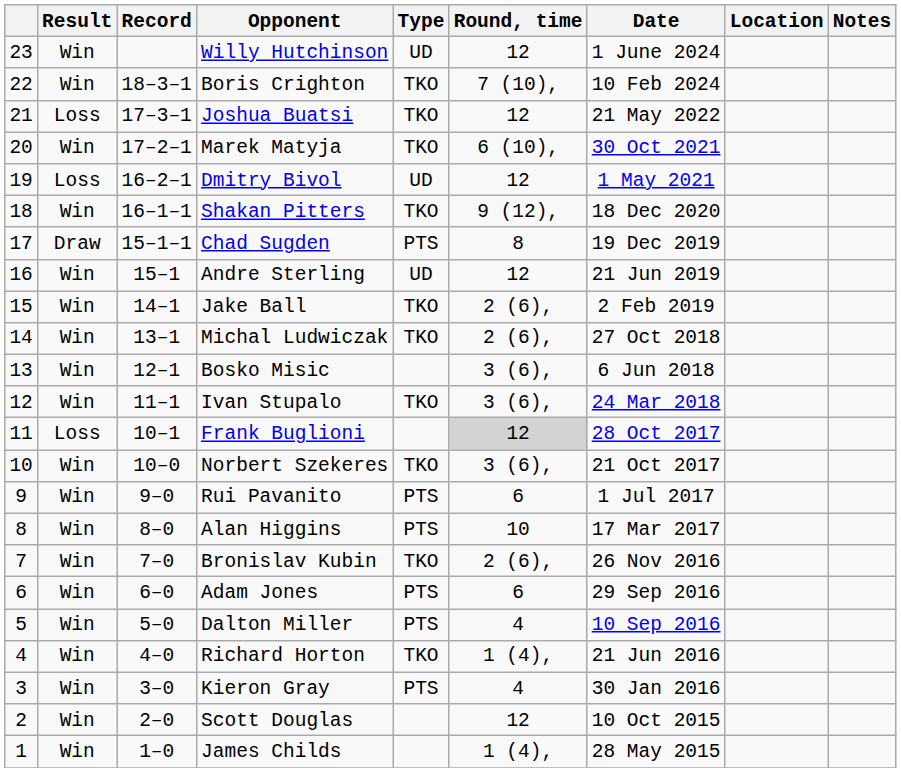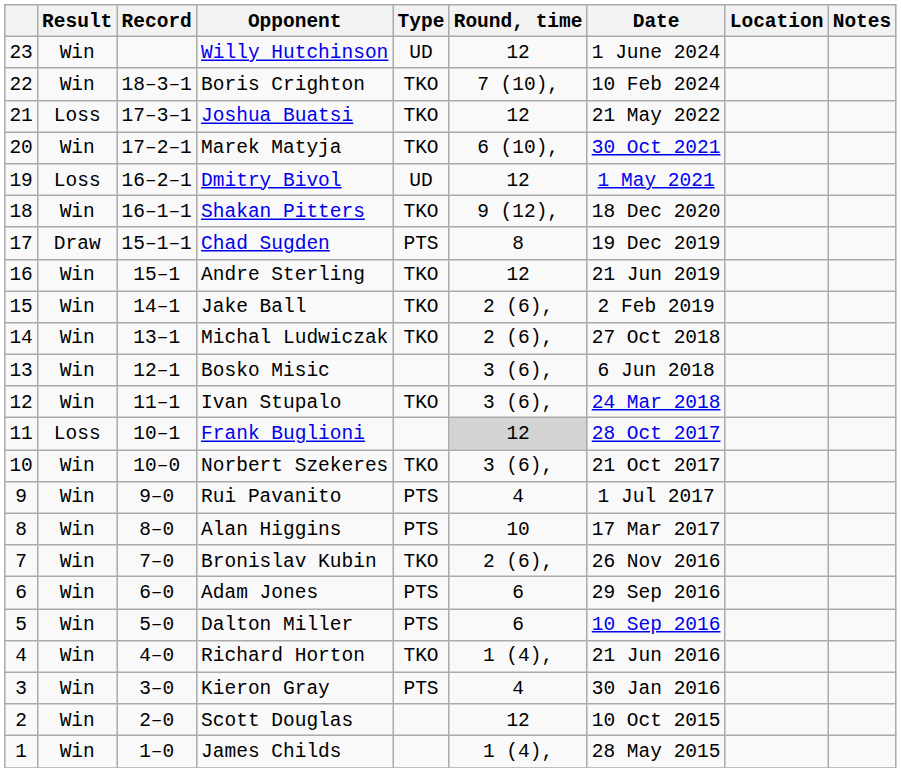(421, 275) UD -> (421, 275) TKO
(518, 497) 6 -> (518, 497) 4
(518, 624) 4 -> (518, 624) 6
